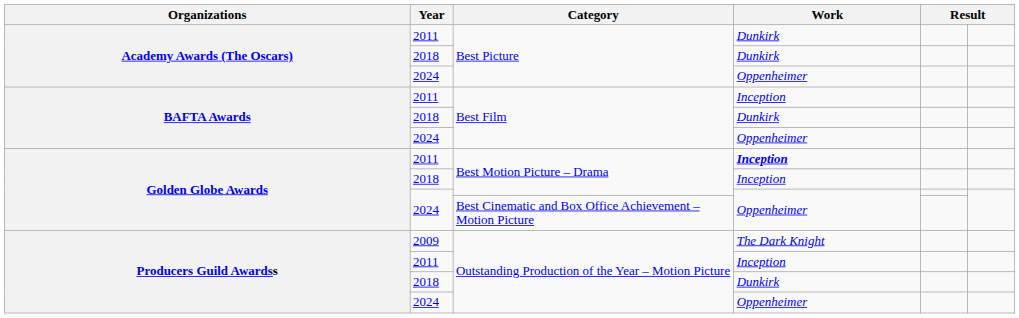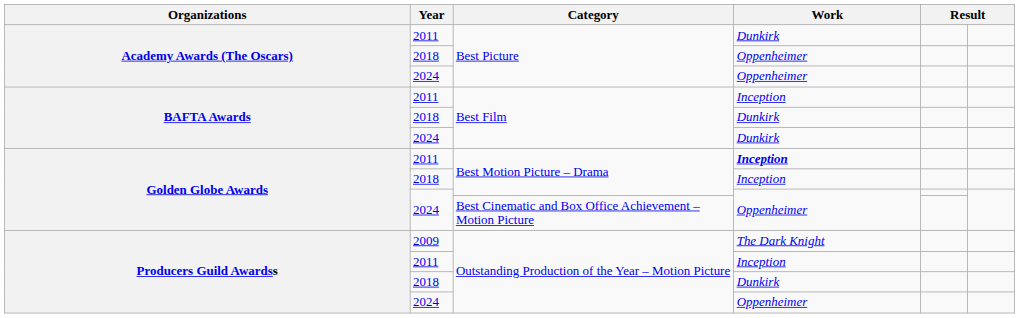(758, 55) Dunkirk -> (772, 55) Oppenheimer
(772, 138) Oppenheimer -> (758, 138) Dunkirk
